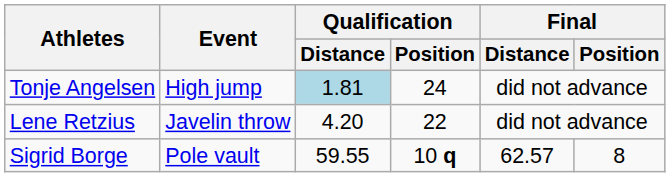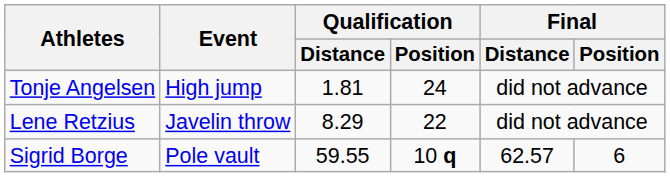(343, 88) lightblue background -> (343, 88) no background
(343, 122) 4.20 -> (343, 122) 8.29
(619, 156) 8 -> (619, 156) 6
